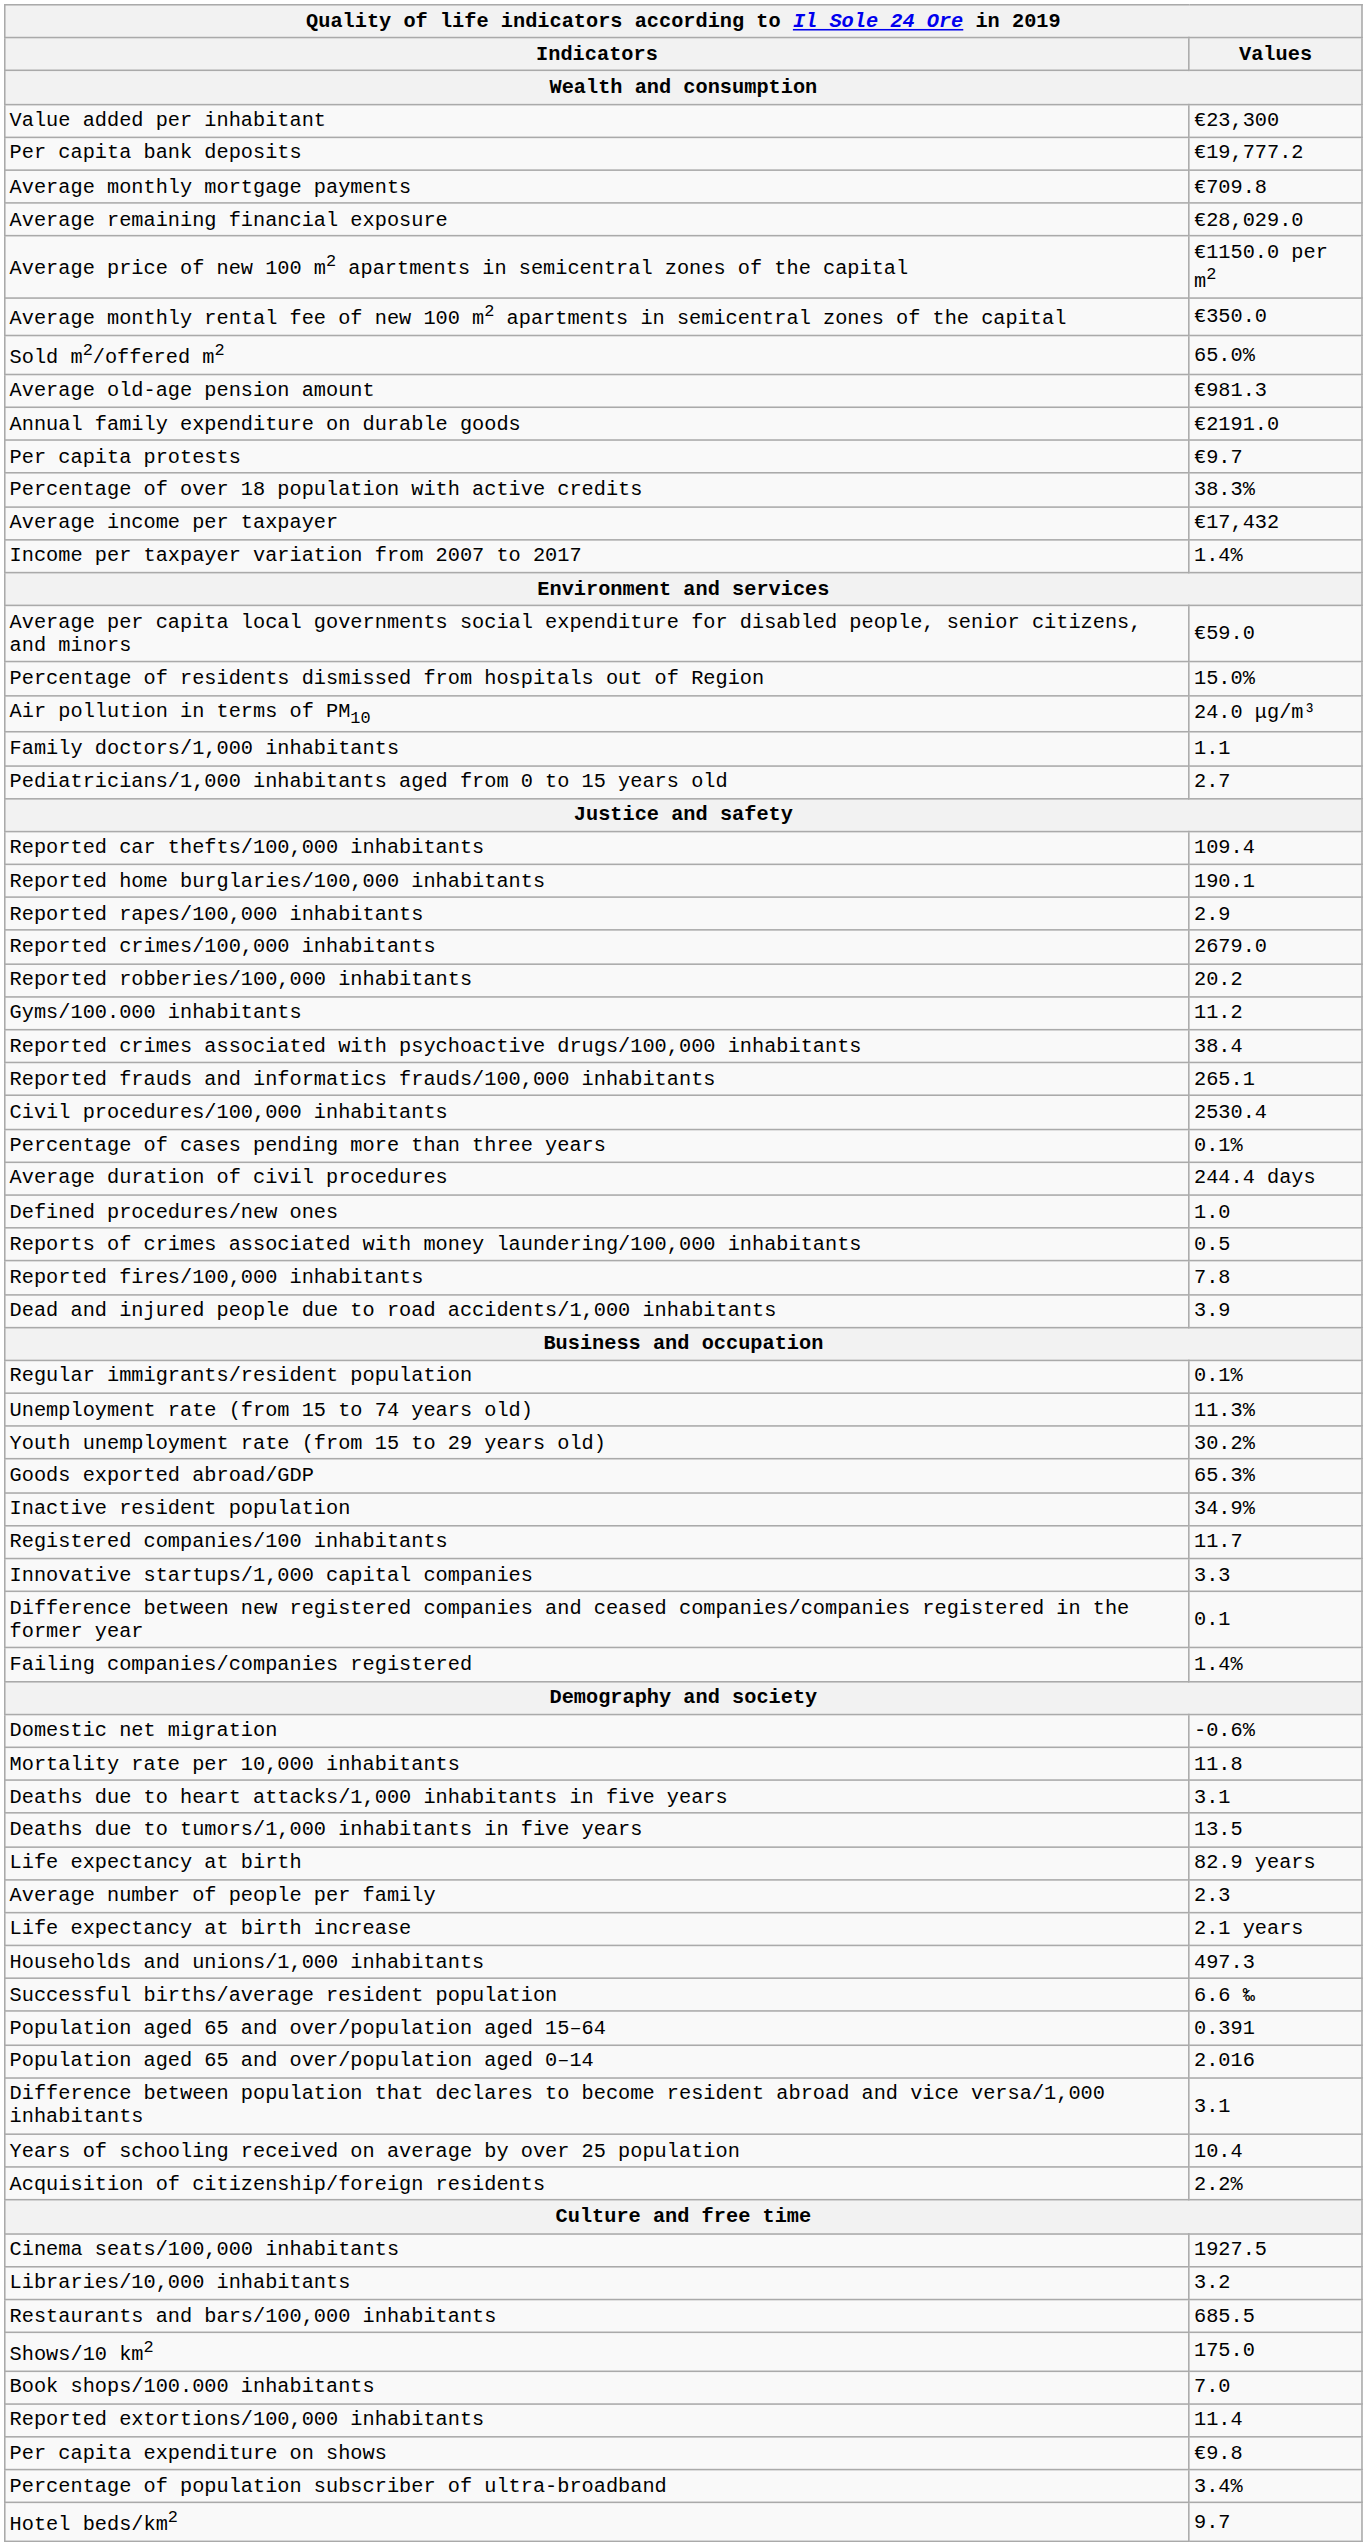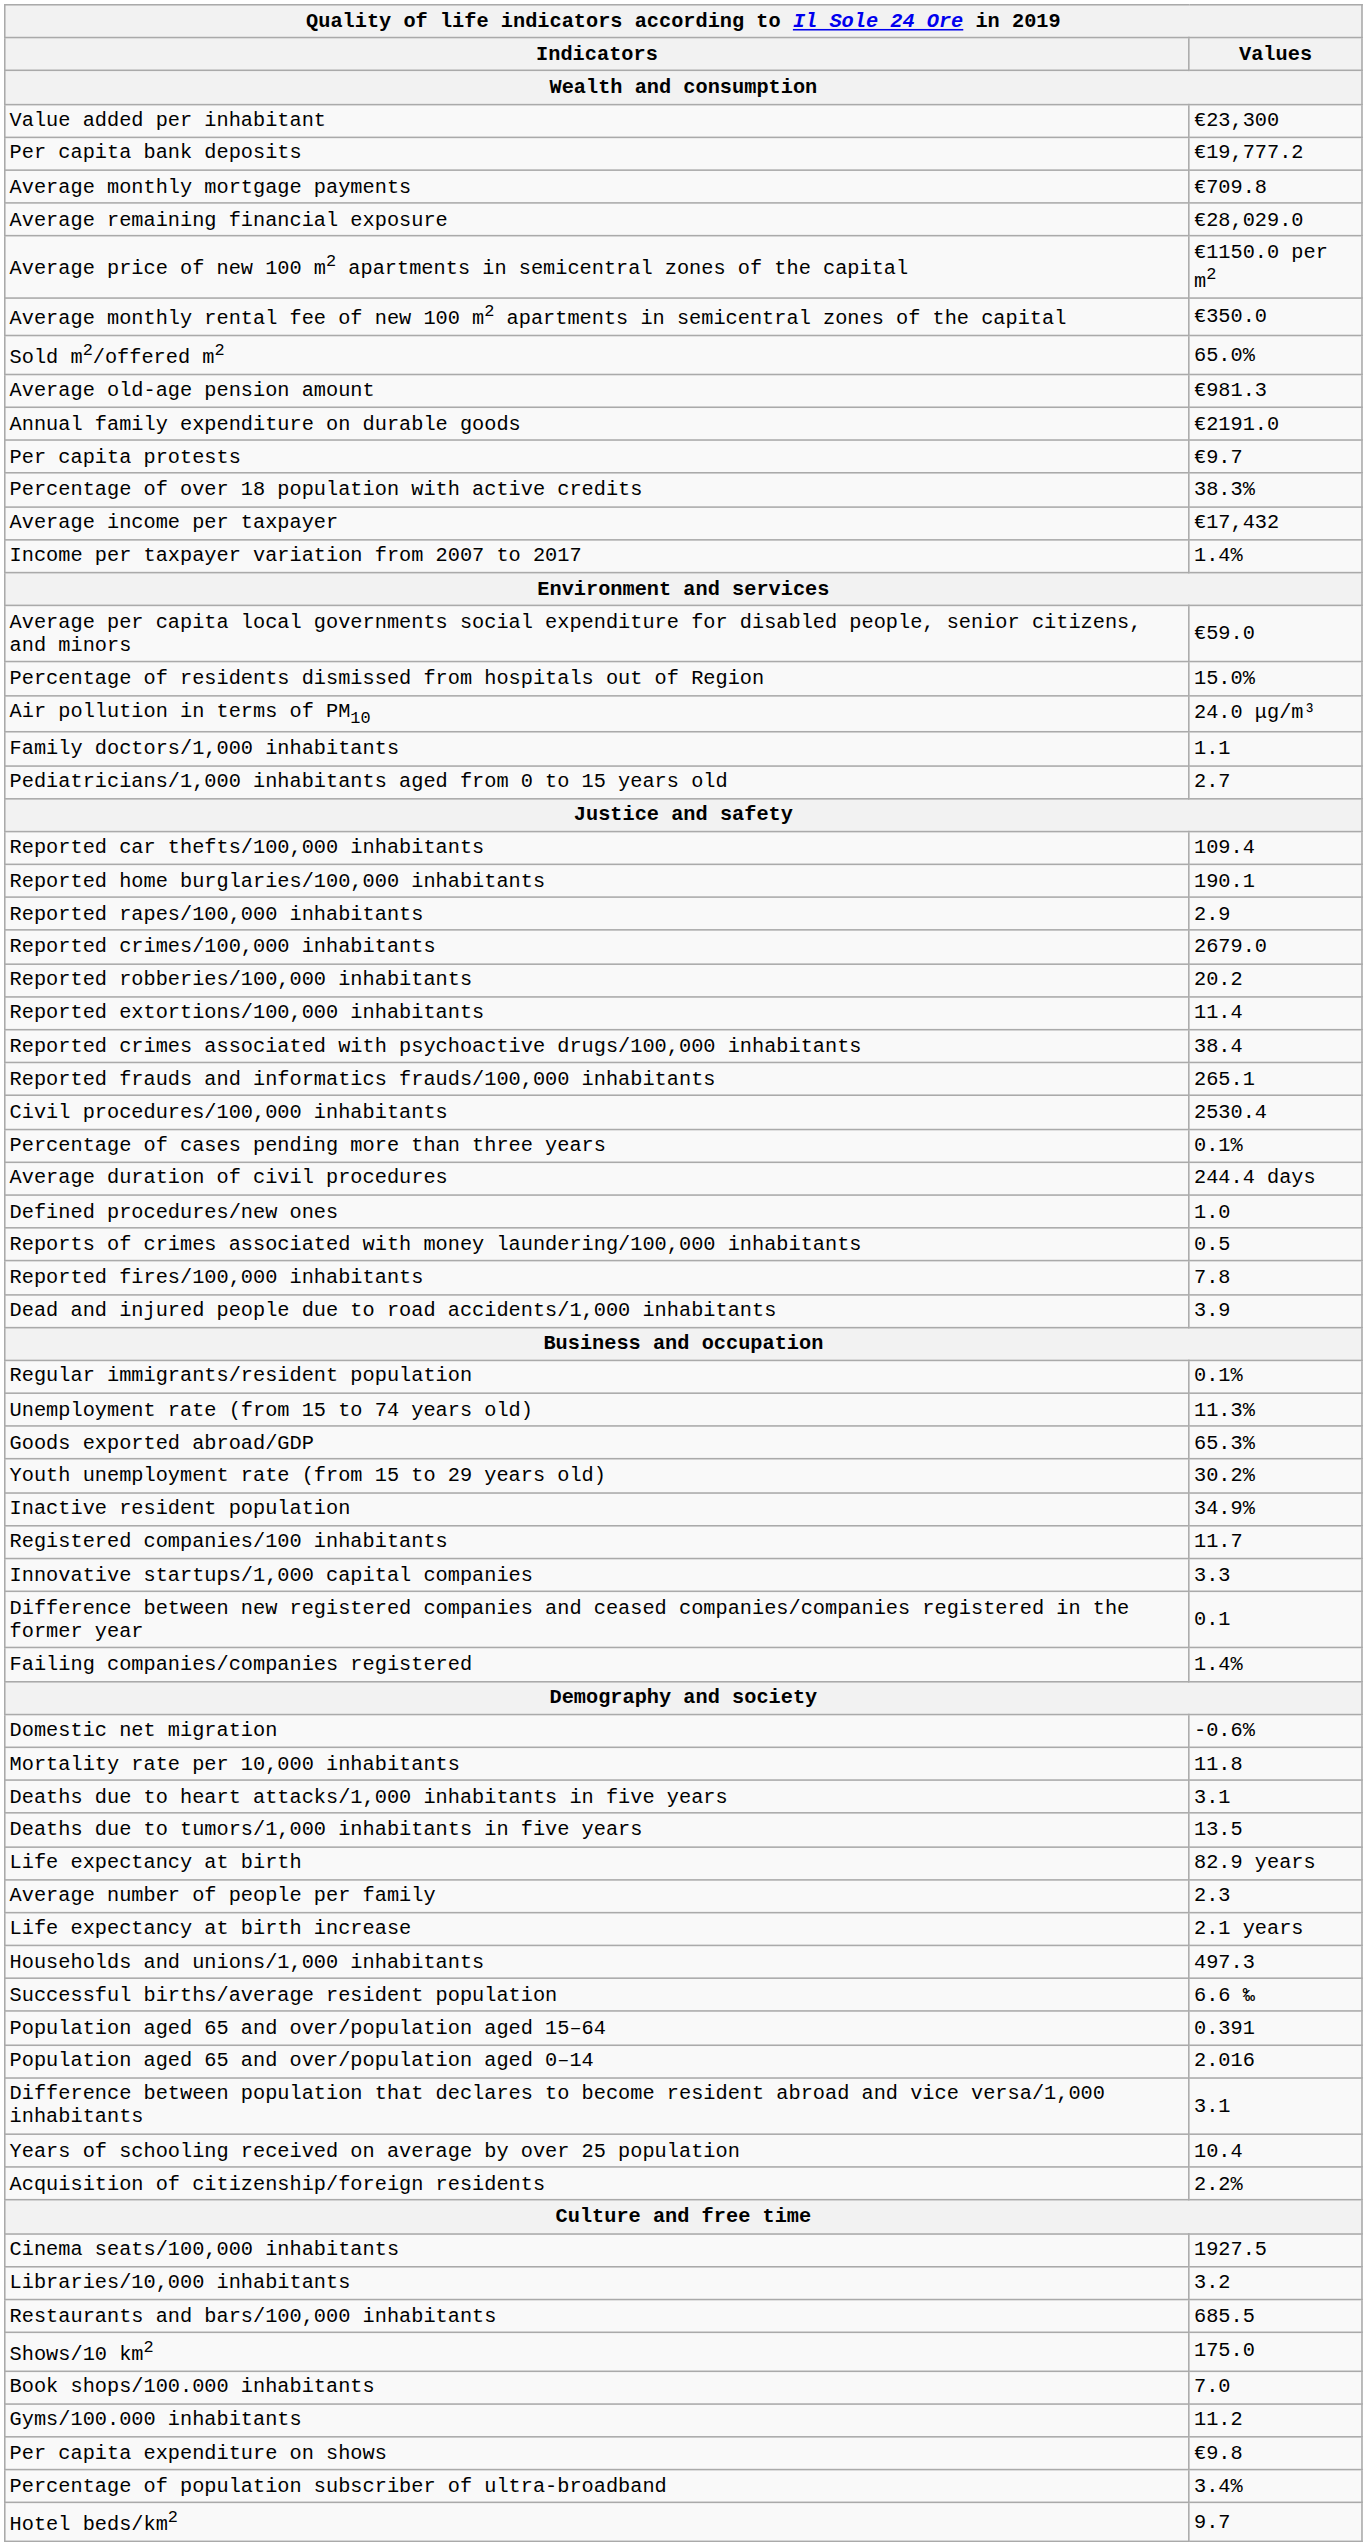rows swapped: (247, 2420) <-> (156, 1013)
rows swapped: (308, 1443) <-> (162, 1476)
